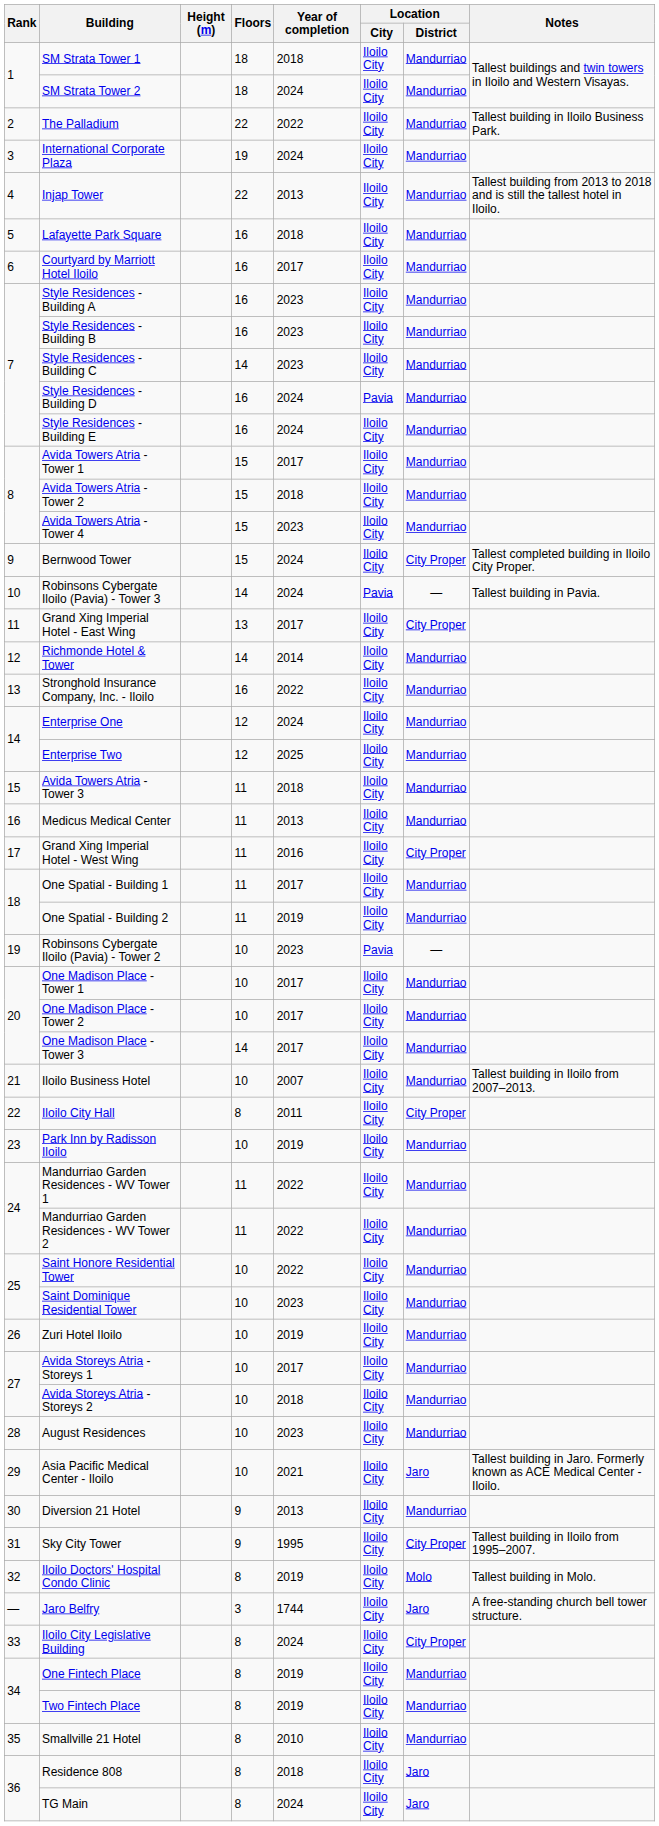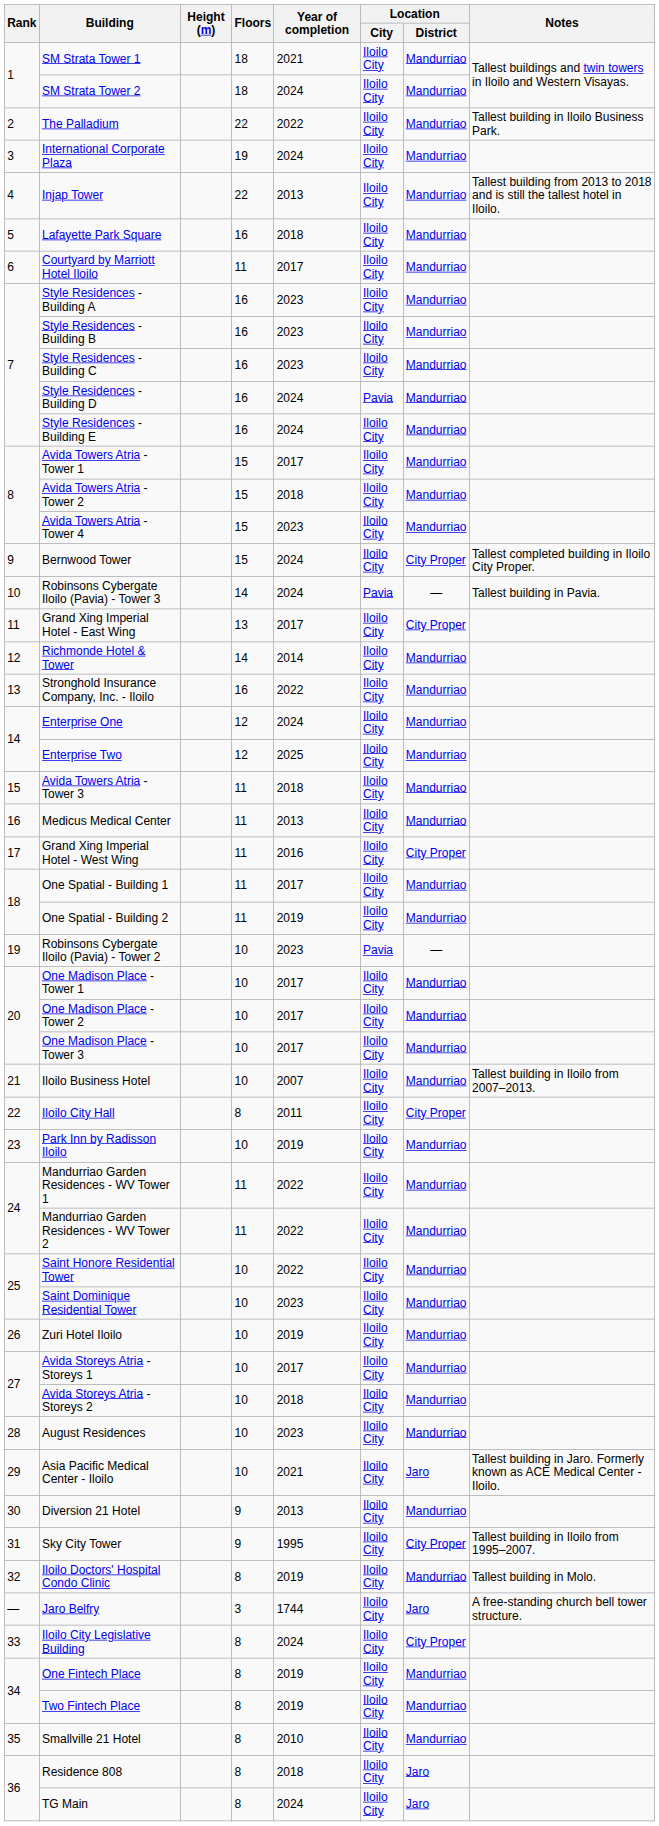(290, 58) 2018 -> (290, 58) 2021
(241, 267) 16 -> (241, 267) 11
(241, 365) 14 -> (241, 365) 16
(241, 1048) 14 -> (241, 1048) 10
(419, 1576) Molo -> (436, 1576) Mandurriao
